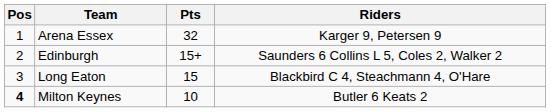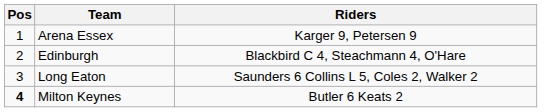- column: (191, 15)
(380, 55) Saunders 6 Collins L 5, Coles 2, Walker 2 -> (356, 55) Blackbird C 4, Steachmann 4, O'Hare
(380, 76) Blackbird C 4, Steachmann 4, O'Hare -> (356, 76) Saunders 6 Collins L 5, Coles 2, Walker 2
